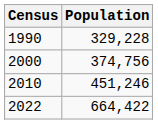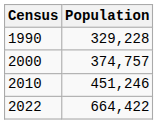(120, 62) 374,756 -> (120, 62) 374,757
